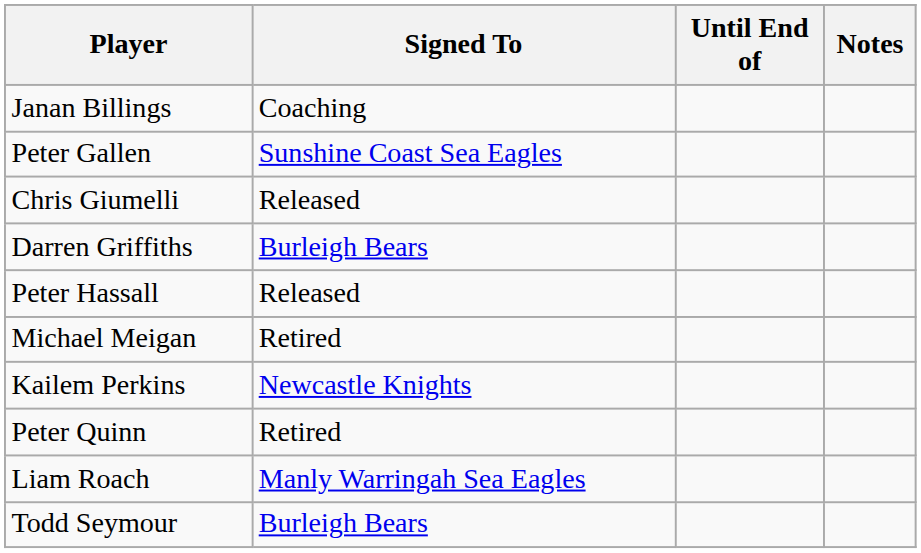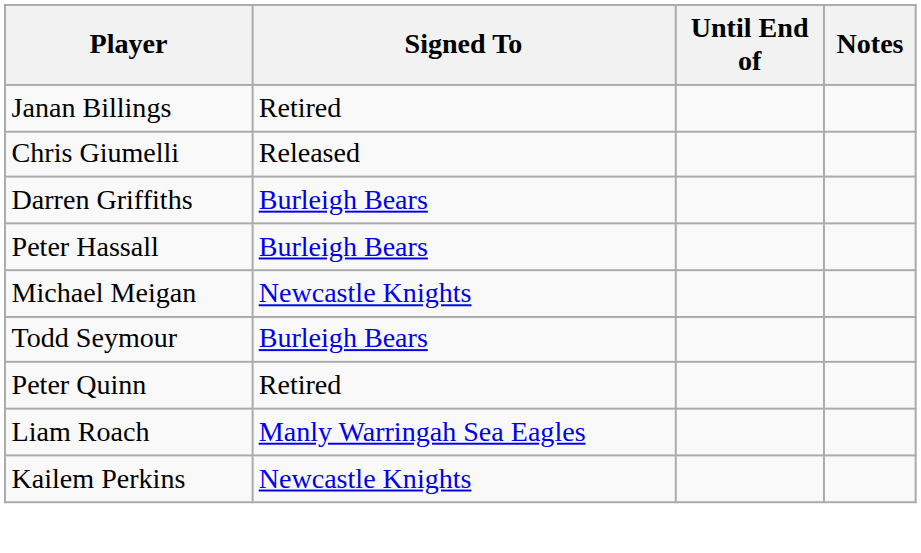(312, 107) Coaching -> (300, 107) Retired
- row: (81, 153)
(309, 292) Released -> (343, 246) Burleigh Bears
(300, 339) Retired -> (365, 292) Newcastle Knights
rows swapped: (98, 385) <-> (94, 524)
